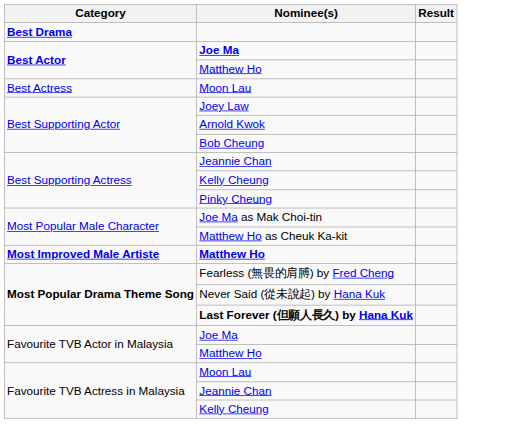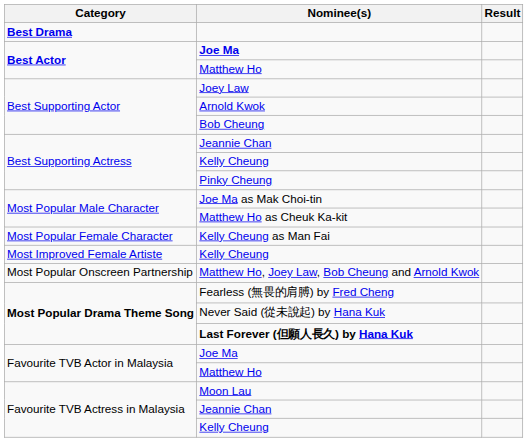- row: (40, 87)
+ row: (90, 236)
- row: (83, 254)
+ row: (85, 254)
+ row: (100, 273)
